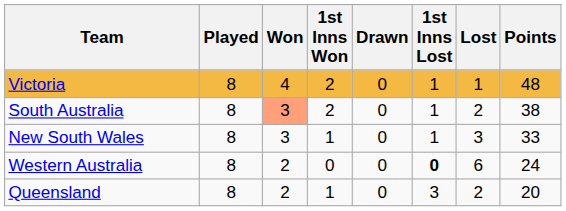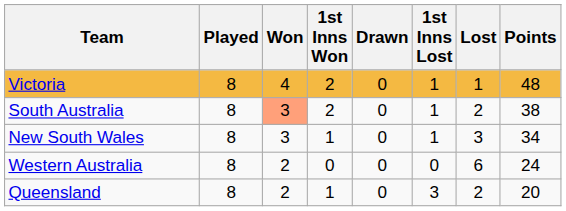(530, 138) 33 -> (530, 138) 34
(434, 165) bold -> (434, 165) normal
